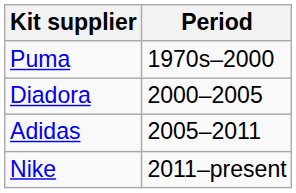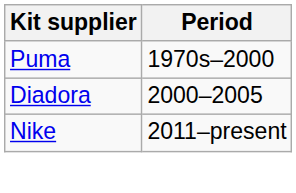- row: (45, 132)
